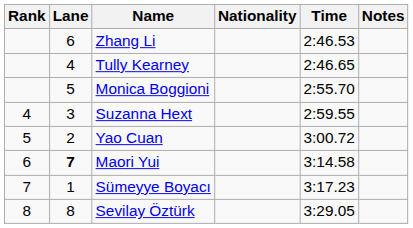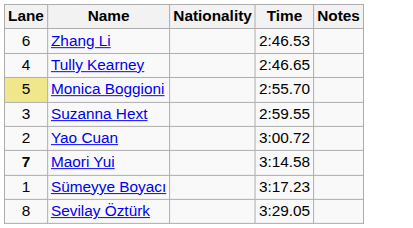- column: (27, 16)
(71, 89) no background -> (26, 89) khaki background
